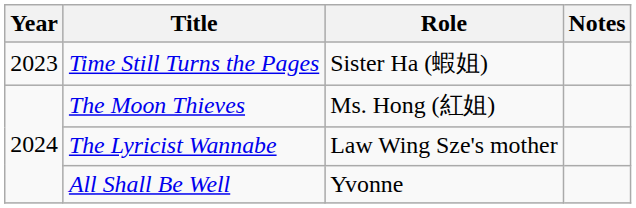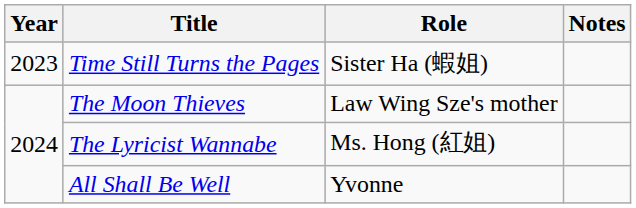(413, 104) Ms. Hong (紅姐) -> (444, 103) Law Wing Sze's mother
(444, 145) Law Wing Sze's mother -> (413, 142) Ms. Hong (紅姐)
